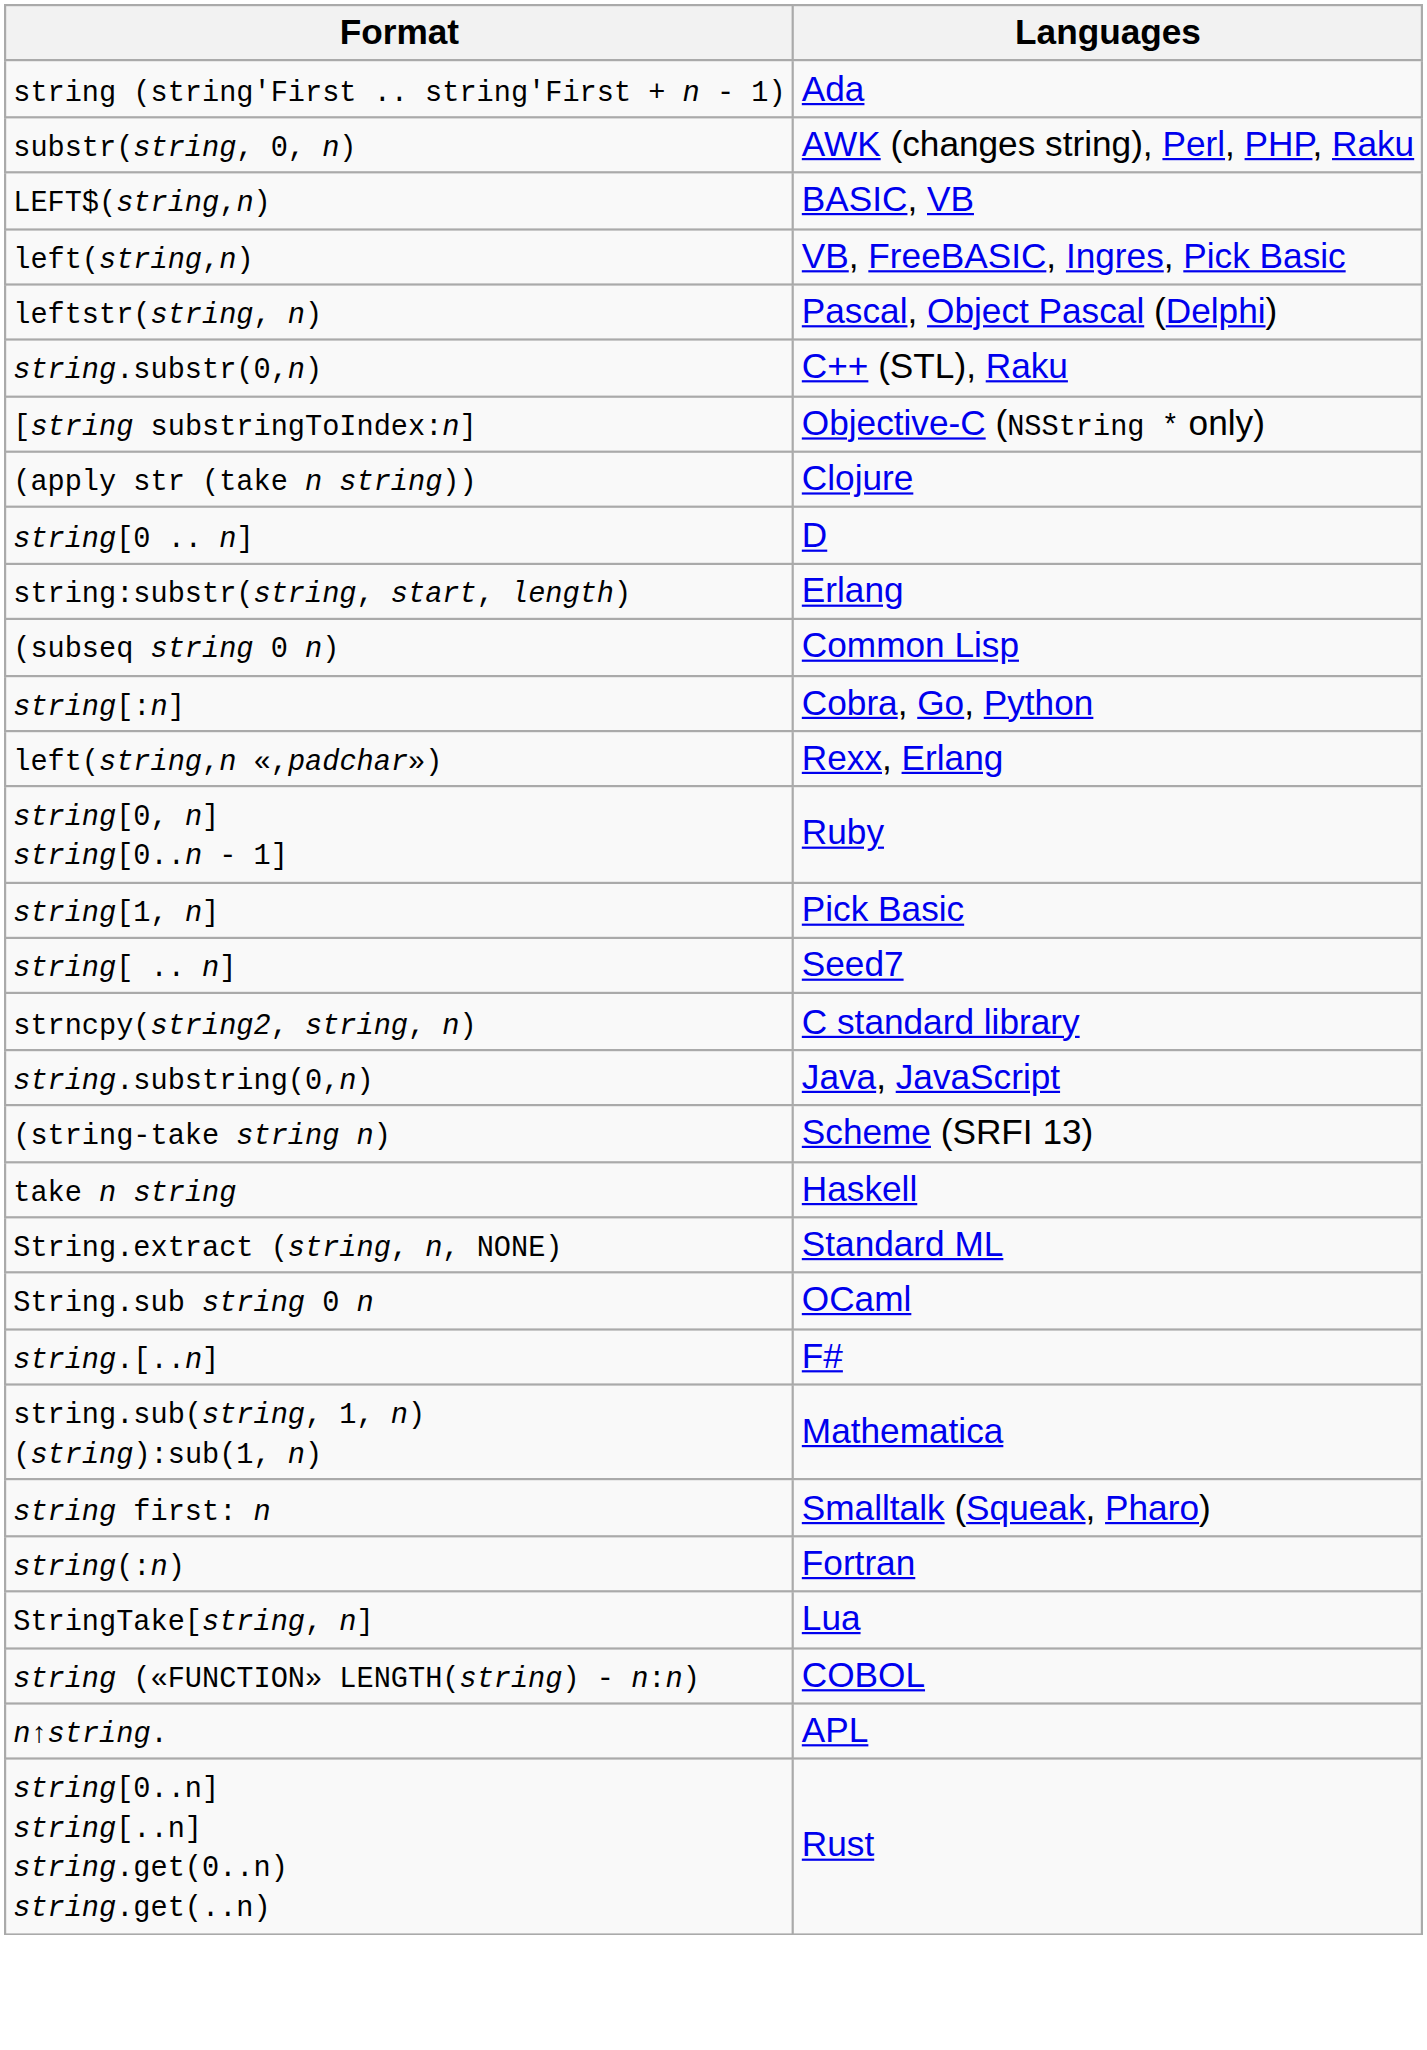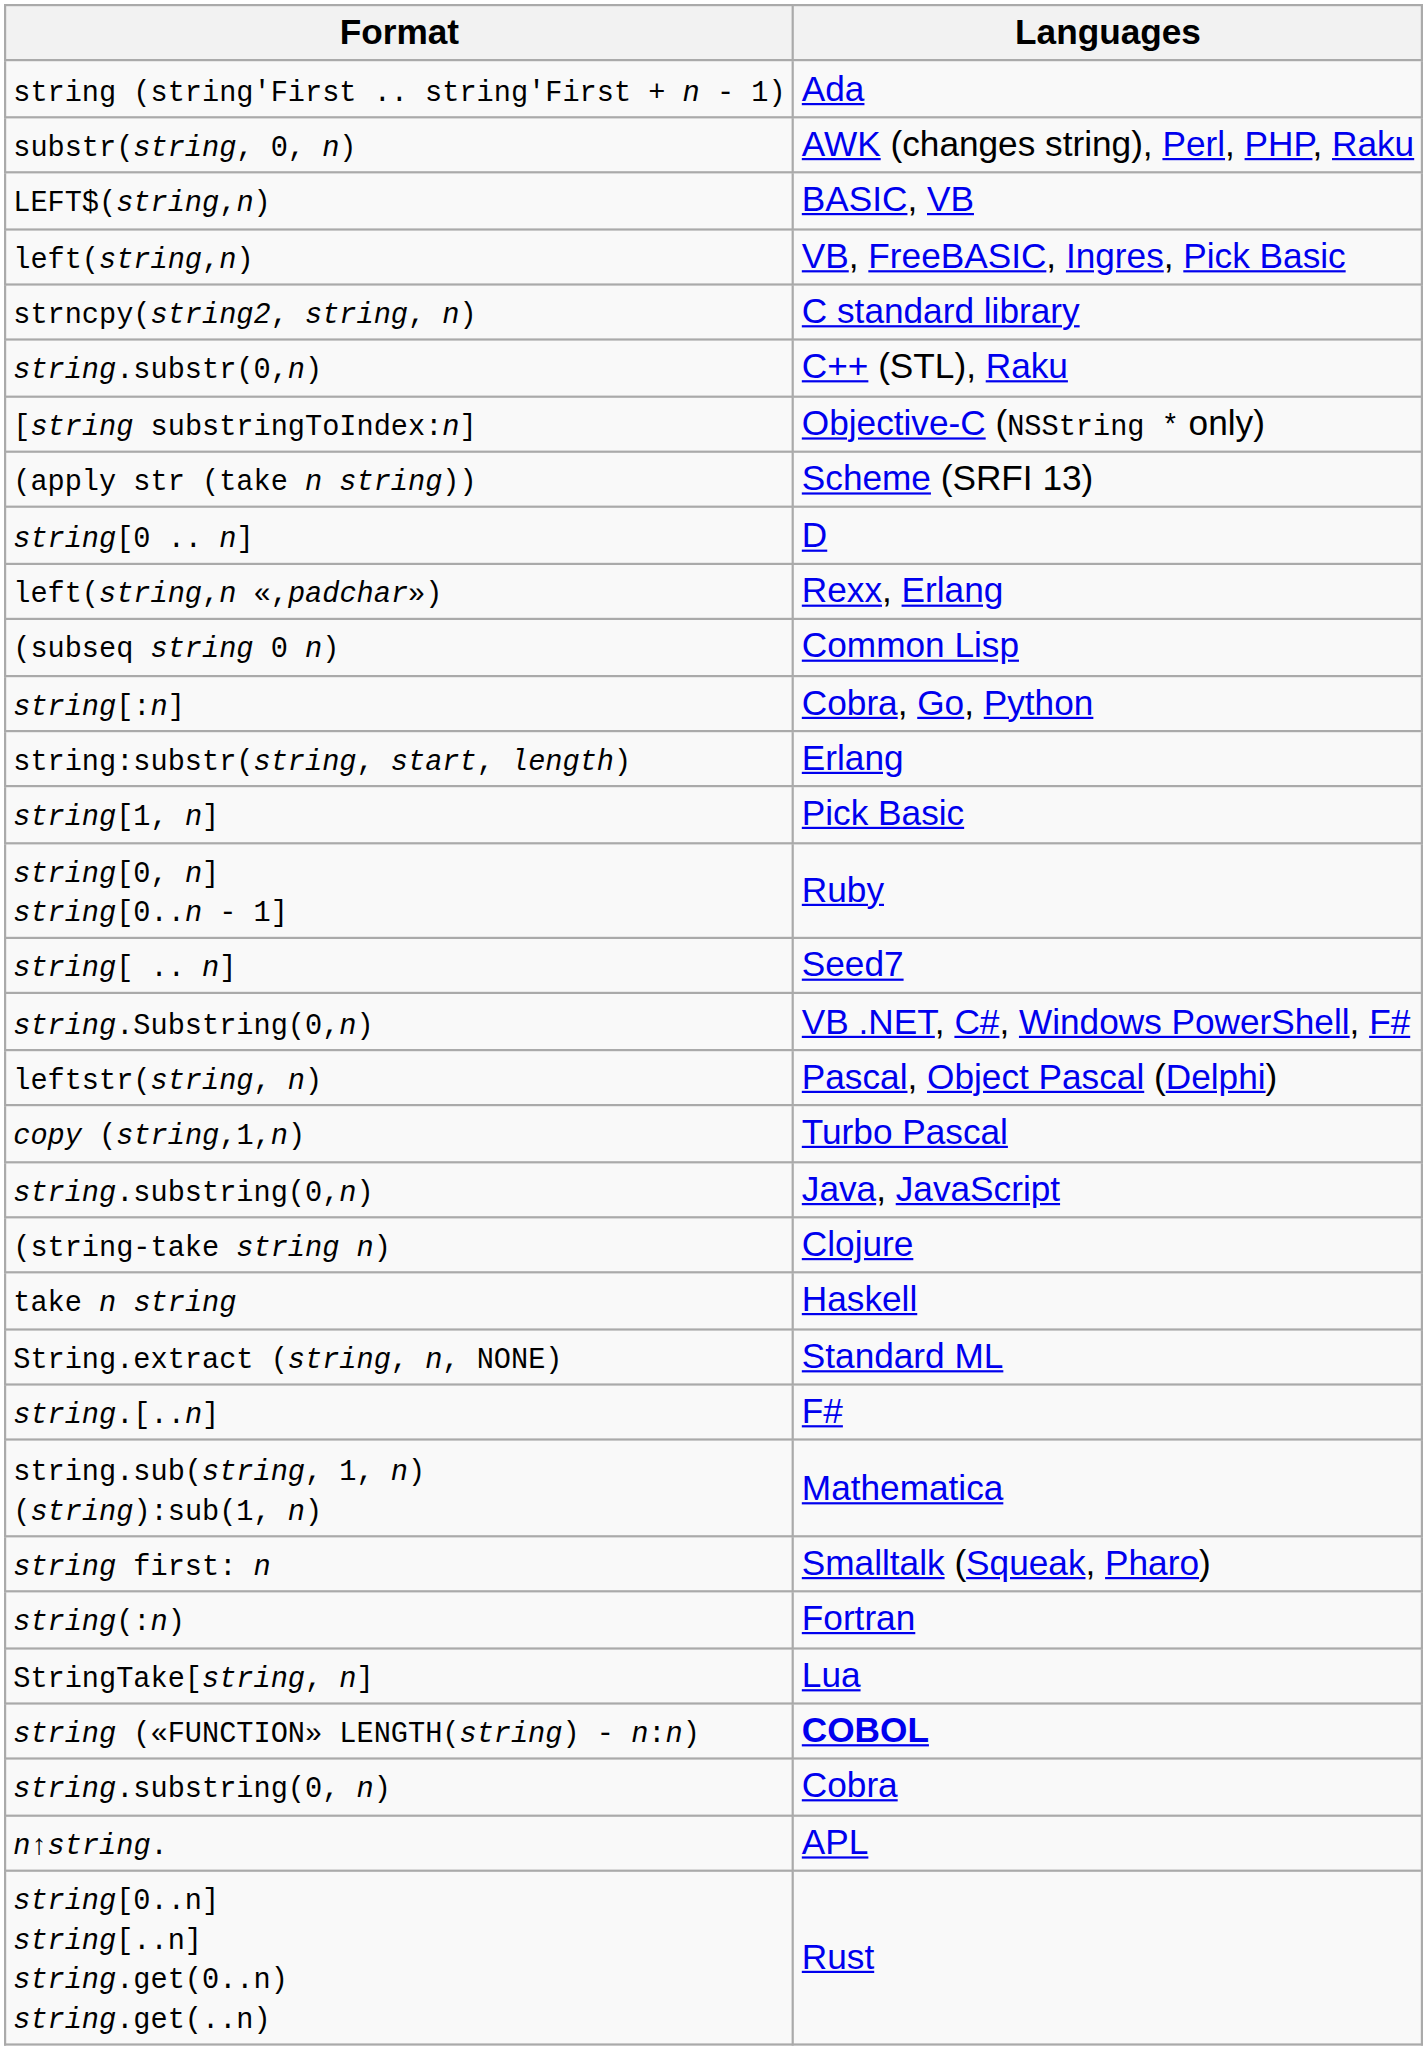rows swapped: (245, 1025) <-> (168, 315)
(858, 479) Clojure -> (948, 479) Scheme (SRFI 13)
rows swapped: (322, 595) <-> (228, 762)
rows swapped: (151, 838) <-> (116, 913)
+ row: (193, 1025)
+ row: (159, 1137)
(948, 1132) Scheme (SRFI 13) -> (858, 1244) Clojure
- row: (193, 1304)
(863, 1674) normal -> (865, 1730) bold
+ row: (202, 1790)
